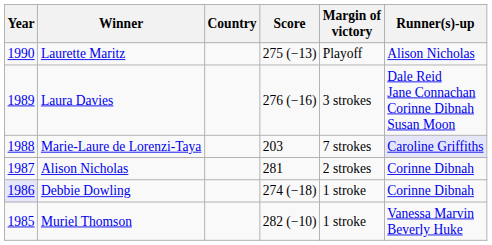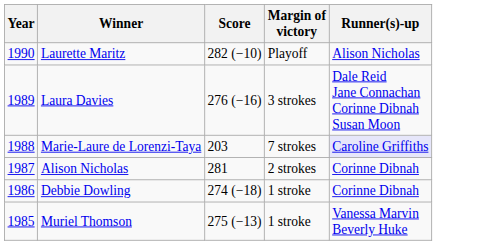- column: (232, 23)
(290, 54) 275 (−13) -> (235, 54) 282 (−10)
(21, 191) lavender background -> (21, 191) no background
(290, 221) 282 (−10) -> (235, 221) 275 (−13)
